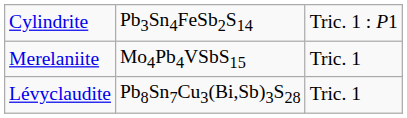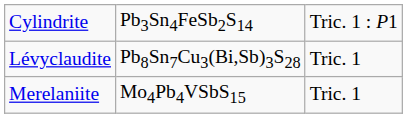rows swapped: (60, 94) <-> (54, 58)
